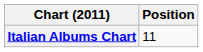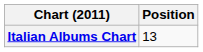(149, 36) 11 -> (150, 36) 13
